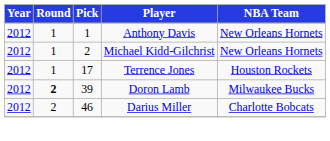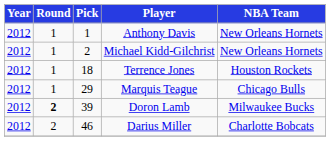(87, 70) 17 -> (87, 70) 18
+ row: (159, 88)
